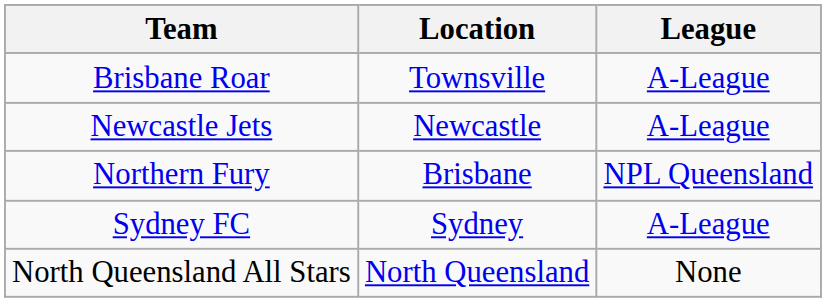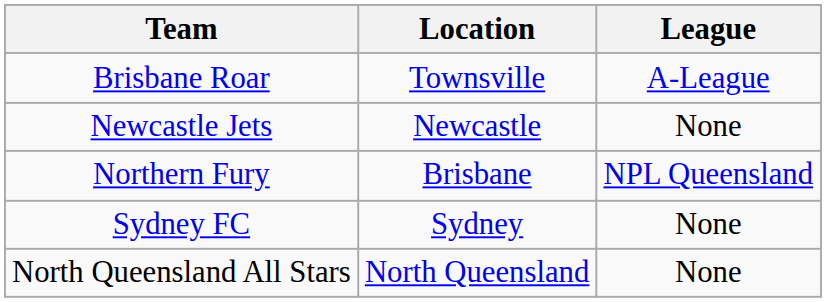(708, 126) A-League -> (708, 126) None
(708, 223) A-League -> (708, 223) None
